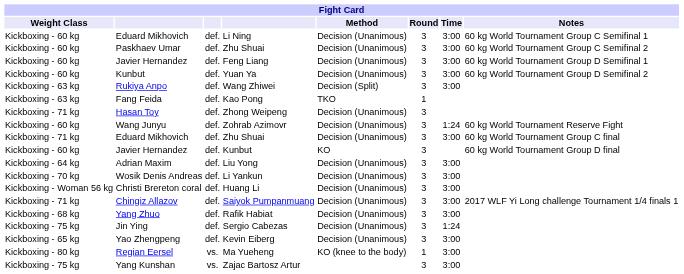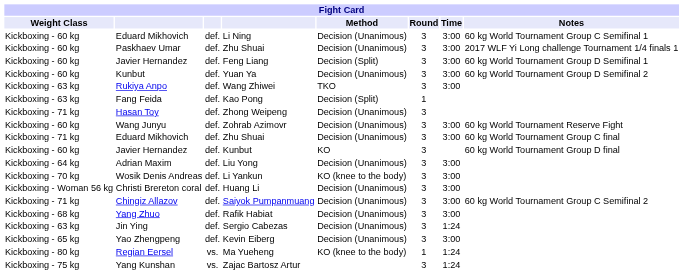(556, 48) 60 kg World Tournament Group C Semifinal 2 -> (571, 48) 2017 WLF Yi Long challenge Tournament 1/4 finals 1
(362, 61) Decision (Unanimous) -> (348, 61) Decision (Split)
(348, 86) Decision (Split) -> (327, 86) TKO
(327, 99) TKO -> (348, 99) Decision (Split)
(451, 125) 1:24 -> (451, 125) 3:00
(362, 176) Decision (Unanimous) -> (362, 176) KO (knee to the body)
(571, 201) 2017 WLF Yi Long challenge Tournament 1/4 finals 1 -> (556, 201) 60 kg World Tournament Group C Semifinal 2
(42, 226) Kickboxing - 75 kg -> (42, 226) Kickboxing - 63 kg
(451, 252) 3:00 -> (451, 252) 1:24
(451, 265) 3:00 -> (451, 265) 1:24
